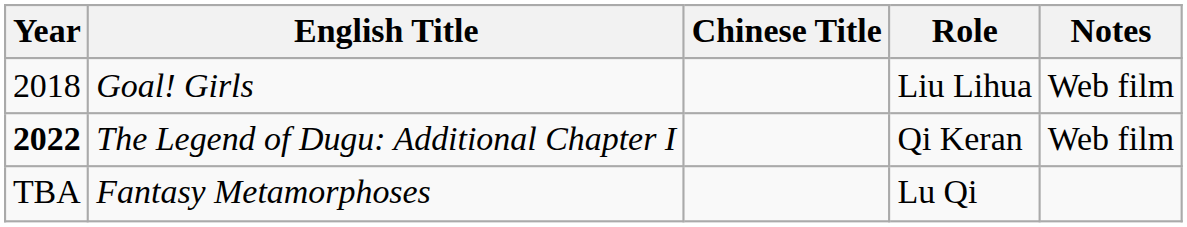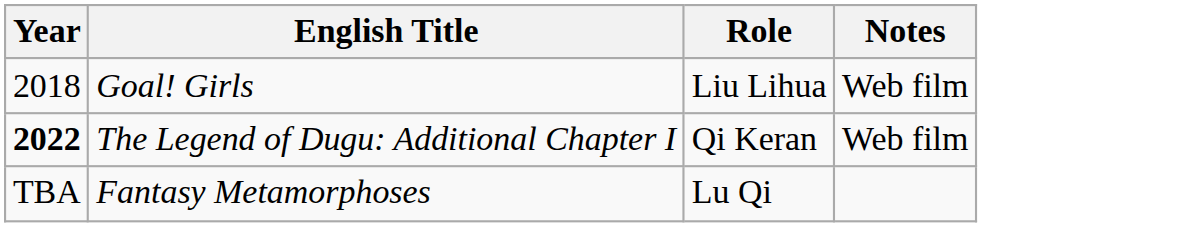- column: (787, 31)
